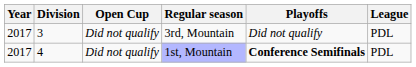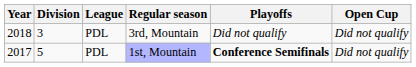columns swapped: (389, 14) <-> (122, 14)
(19, 33) 2017 -> (19, 33) 2018
(40, 52) 4 -> (40, 52) 5
